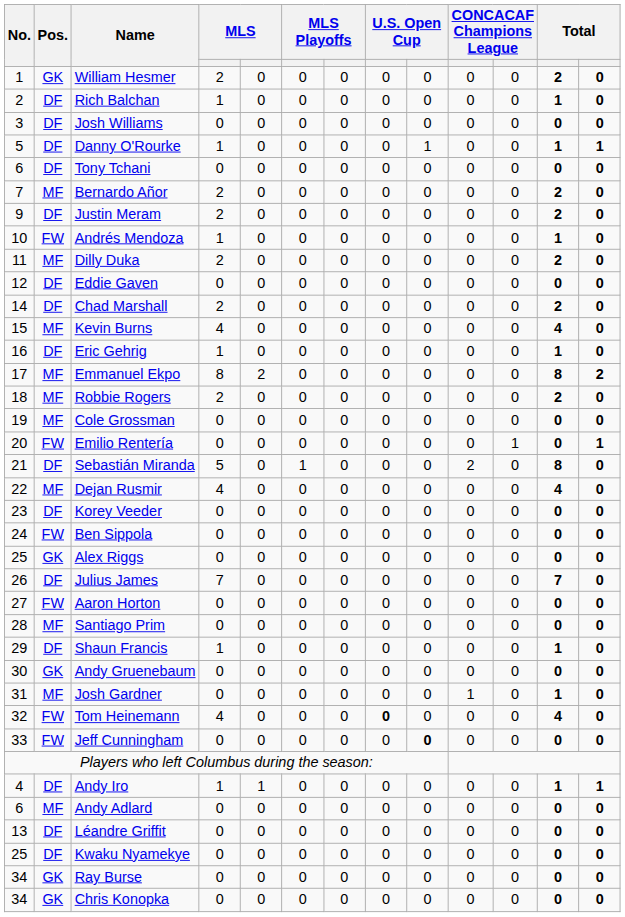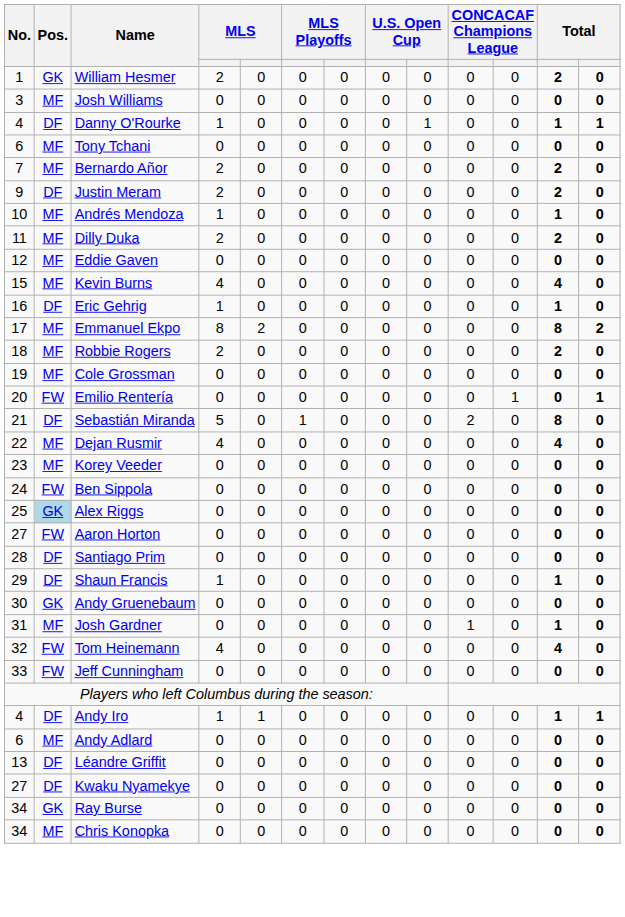- row: (117, 100)
(53, 123) DF -> (53, 100) MF
(19, 146) 5 -> (19, 123) 4
(53, 169) DF -> (53, 146) MF
(53, 237) FW -> (53, 214) MF
(53, 283) DF -> (53, 260) MF
- row: (121, 306)
(53, 511) DF -> (53, 466) MF
(53, 557) no background -> (53, 511) lightblue background
- row: (116, 580)
(53, 625) MF -> (53, 557) DF
(386, 717) bold -> (386, 648) normal
(427, 740) bold -> (427, 671) normal
(19, 854) 25 -> (19, 785) 27
(53, 899) GK -> (53, 831) MF
